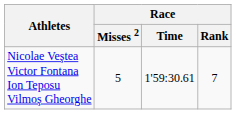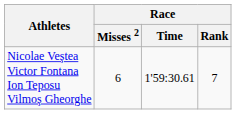(118, 78) 5 -> (118, 78) 6
